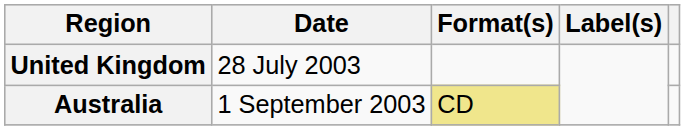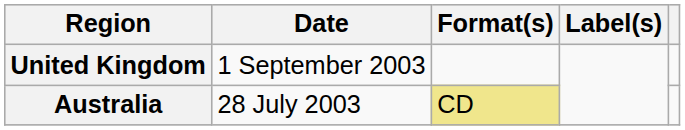(289, 64) 28 July 2003 -> (321, 64) 1 September 2003
(321, 104) 1 September 2003 -> (289, 104) 28 July 2003
